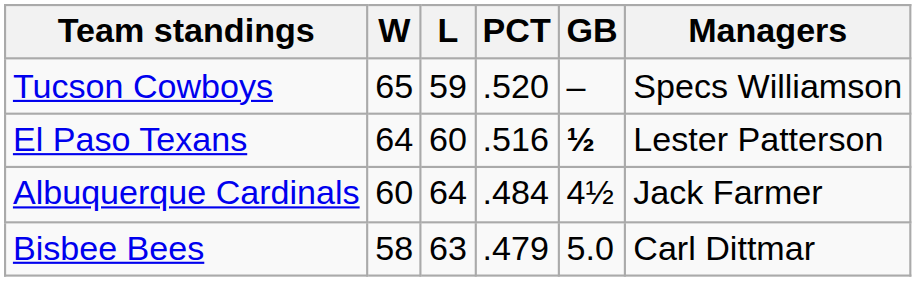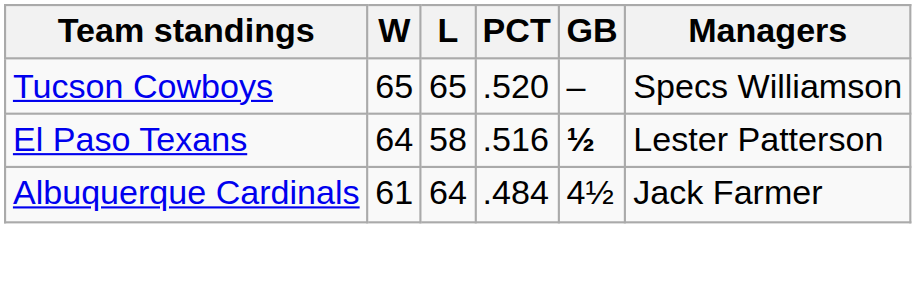(448, 85) 59 -> (448, 85) 65
(448, 139) 60 -> (448, 139) 58
(394, 193) 60 -> (394, 193) 61
- row: (109, 247)
